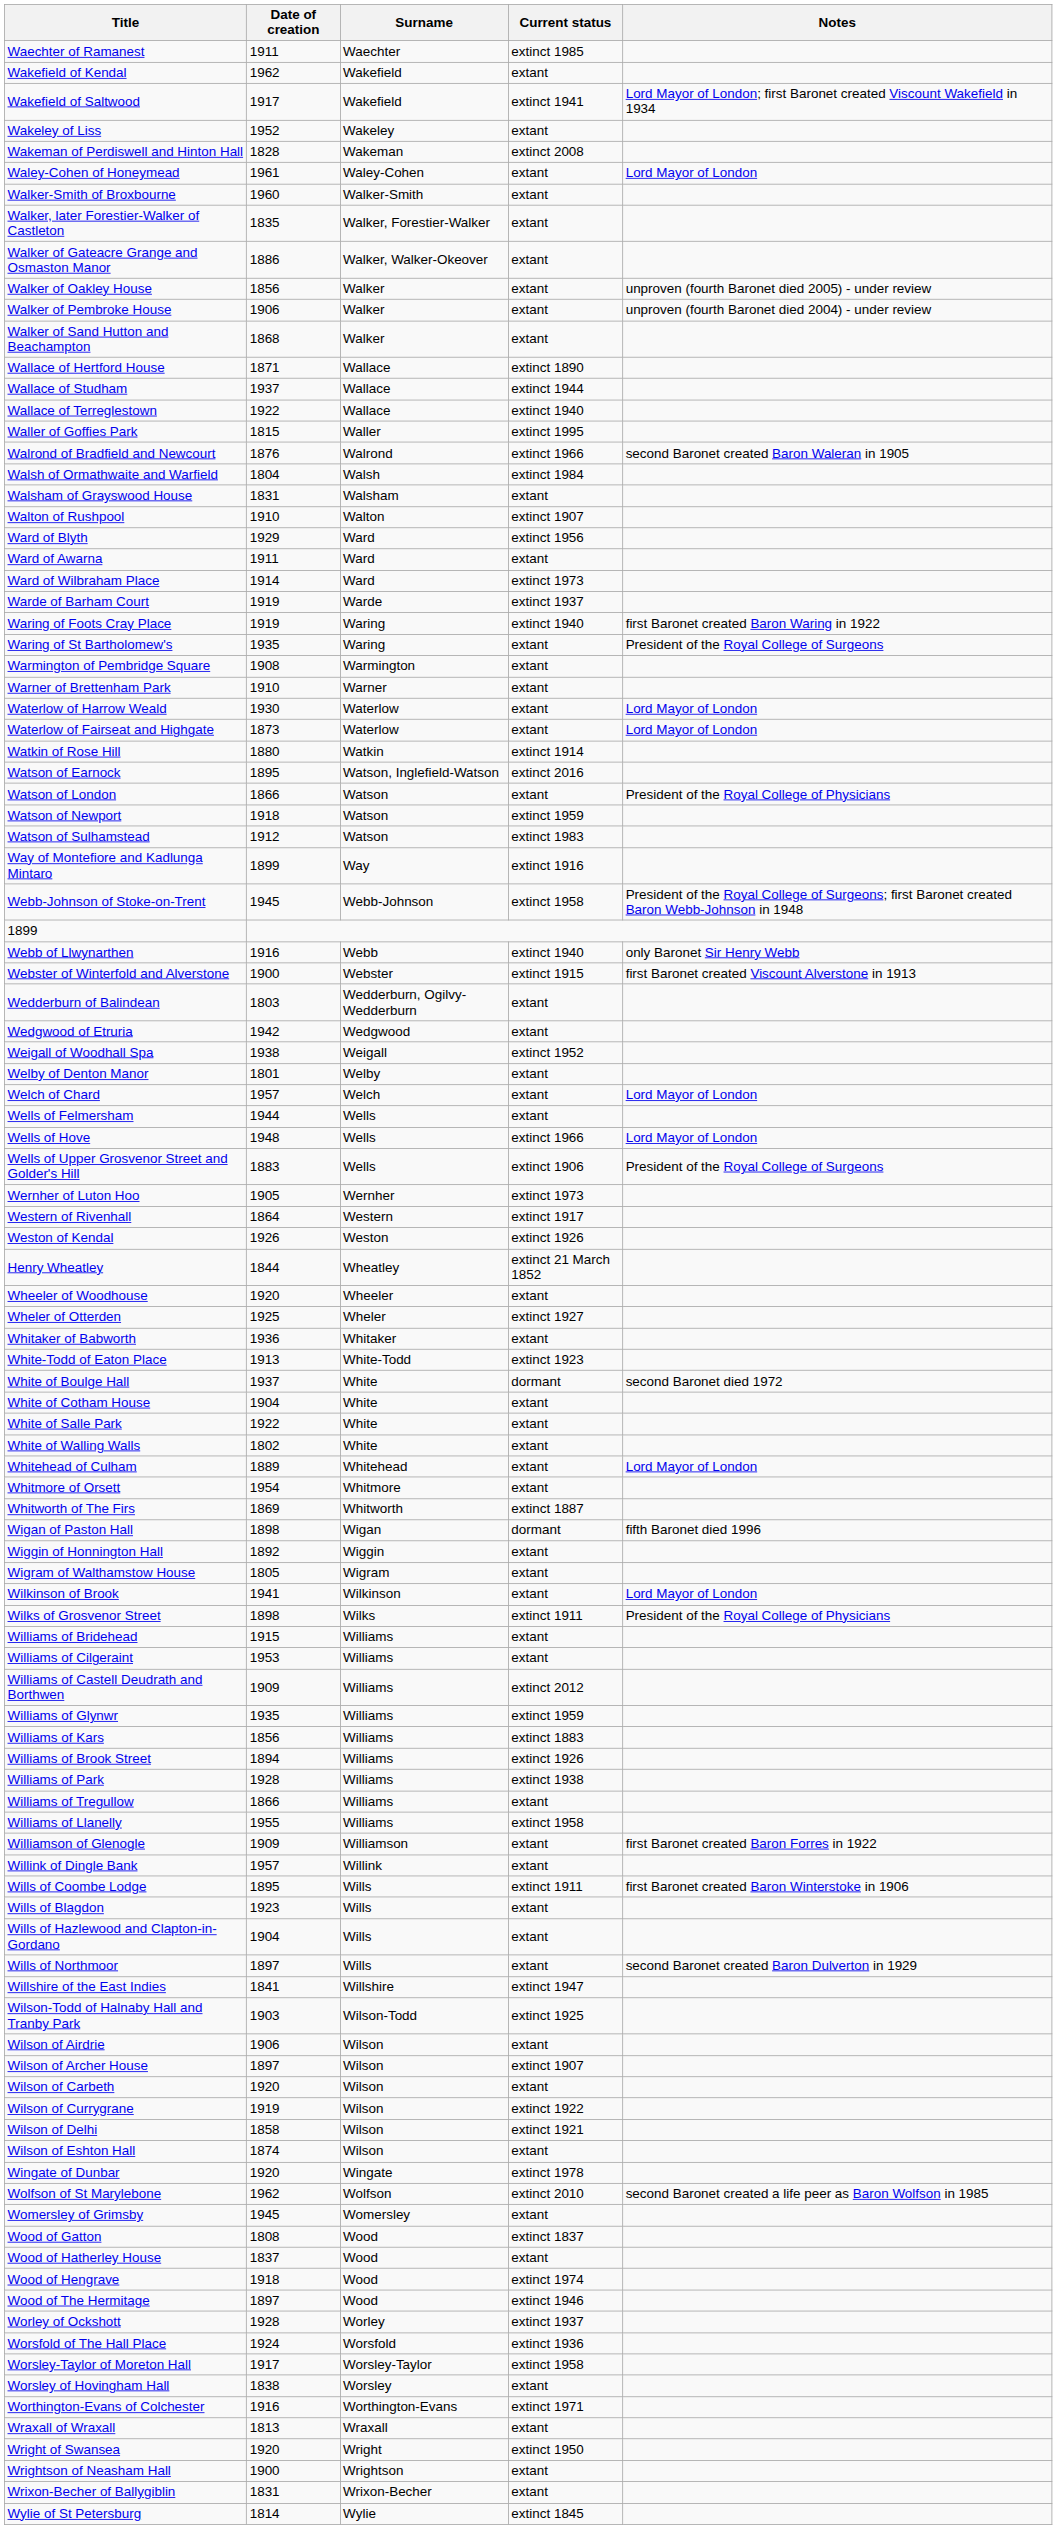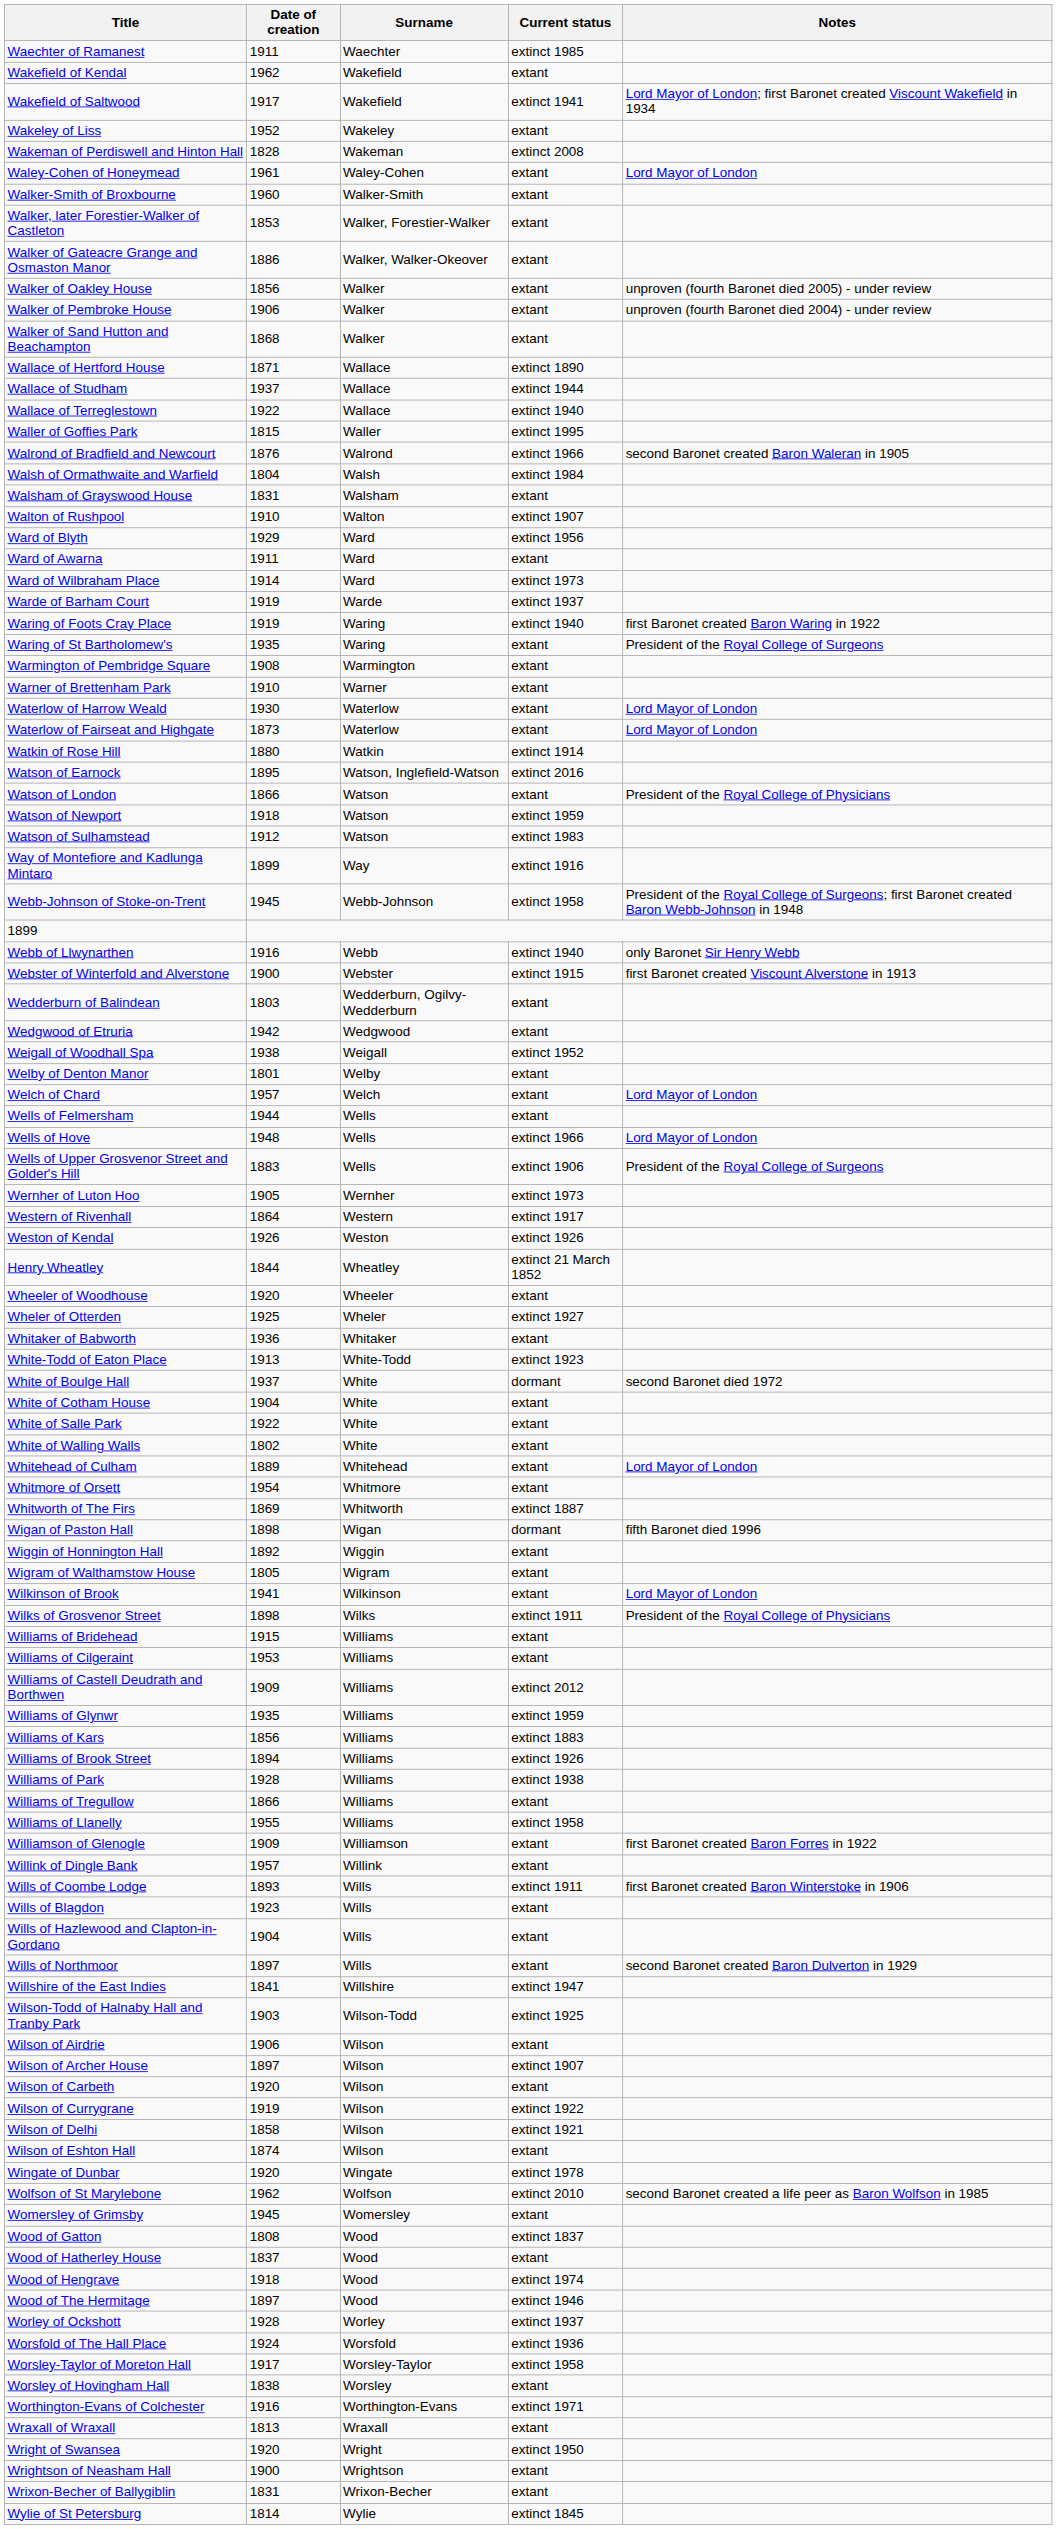(265, 223) 1835 -> (265, 223) 1853
(265, 1886) 1895 -> (265, 1886) 1893
